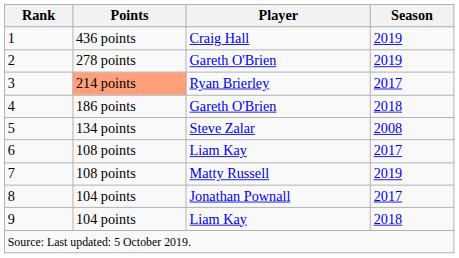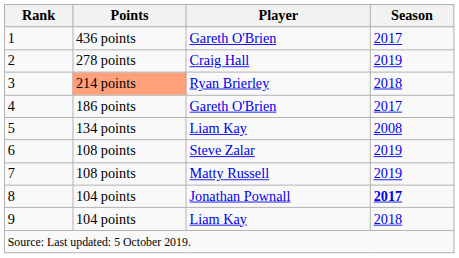(219, 38) Craig Hall -> (233, 38) Gareth O'Brien
(388, 38) 2019 -> (388, 38) 2017
(233, 60) Gareth O'Brien -> (219, 60) Craig Hall
(388, 83) 2017 -> (388, 83) 2018
(388, 106) 2018 -> (388, 106) 2017
(222, 128) Steve Zalar -> (218, 128) Liam Kay
(218, 151) Liam Kay -> (222, 151) Steve Zalar
(388, 151) 2017 -> (388, 151) 2019
(388, 196) normal -> (388, 196) bold
